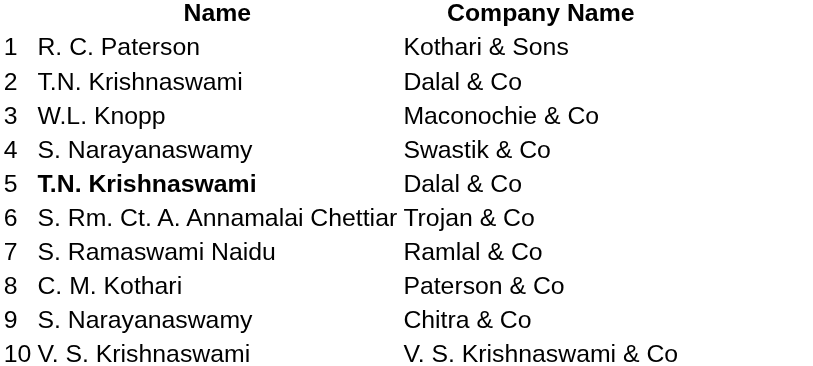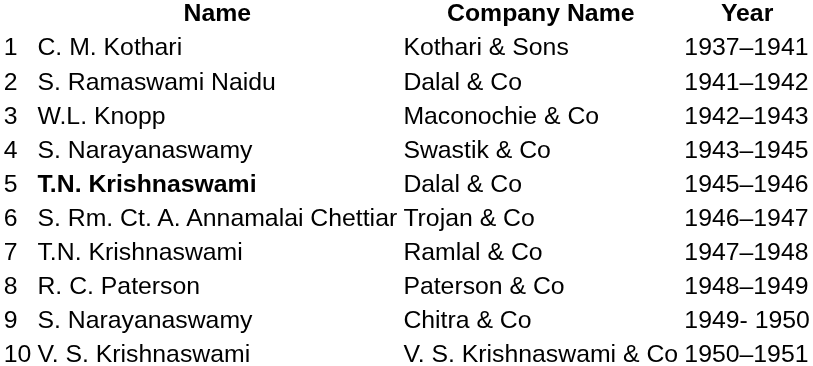+ column: (747, 13)
(119, 47) R. C. Paterson -> (110, 47) C. M. Kothari
(140, 81) T.N. Krishnaswami -> (157, 81) S. Ramaswami Naidu
(157, 252) S. Ramaswami Naidu -> (140, 252) T.N. Krishnaswami
(110, 286) C. M. Kothari -> (119, 286) R. C. Paterson
